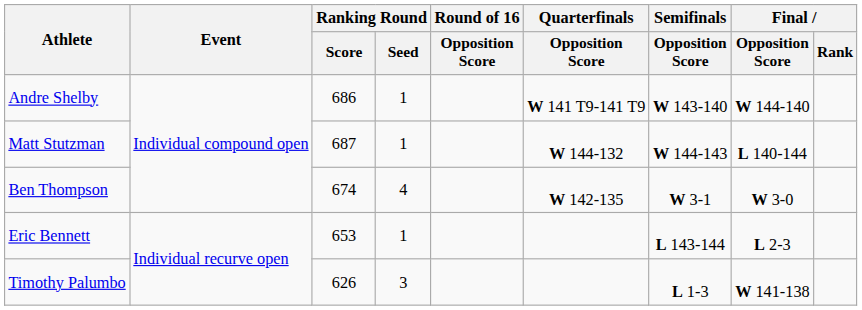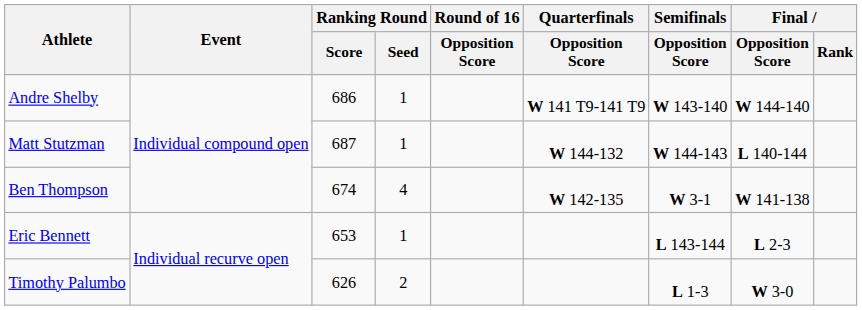(772, 199) W 3-0 -> (772, 199) W 141-138
(403, 282) 3 -> (403, 282) 2
(772, 292) W 141-138 -> (772, 292) W 3-0
